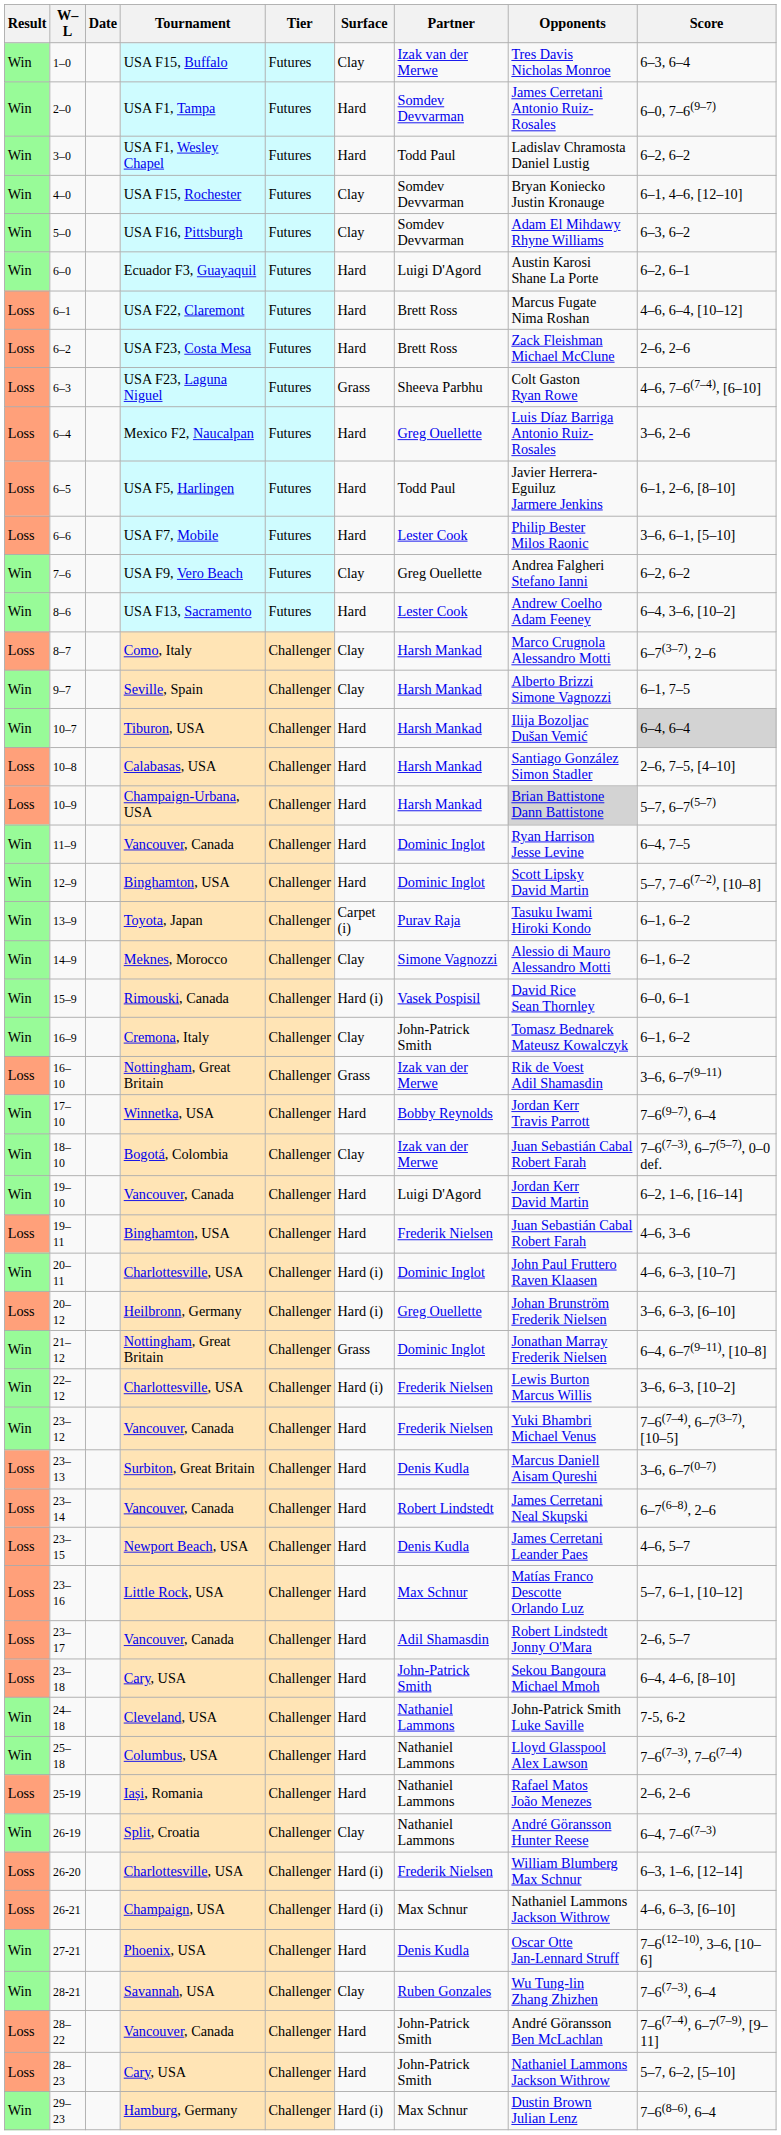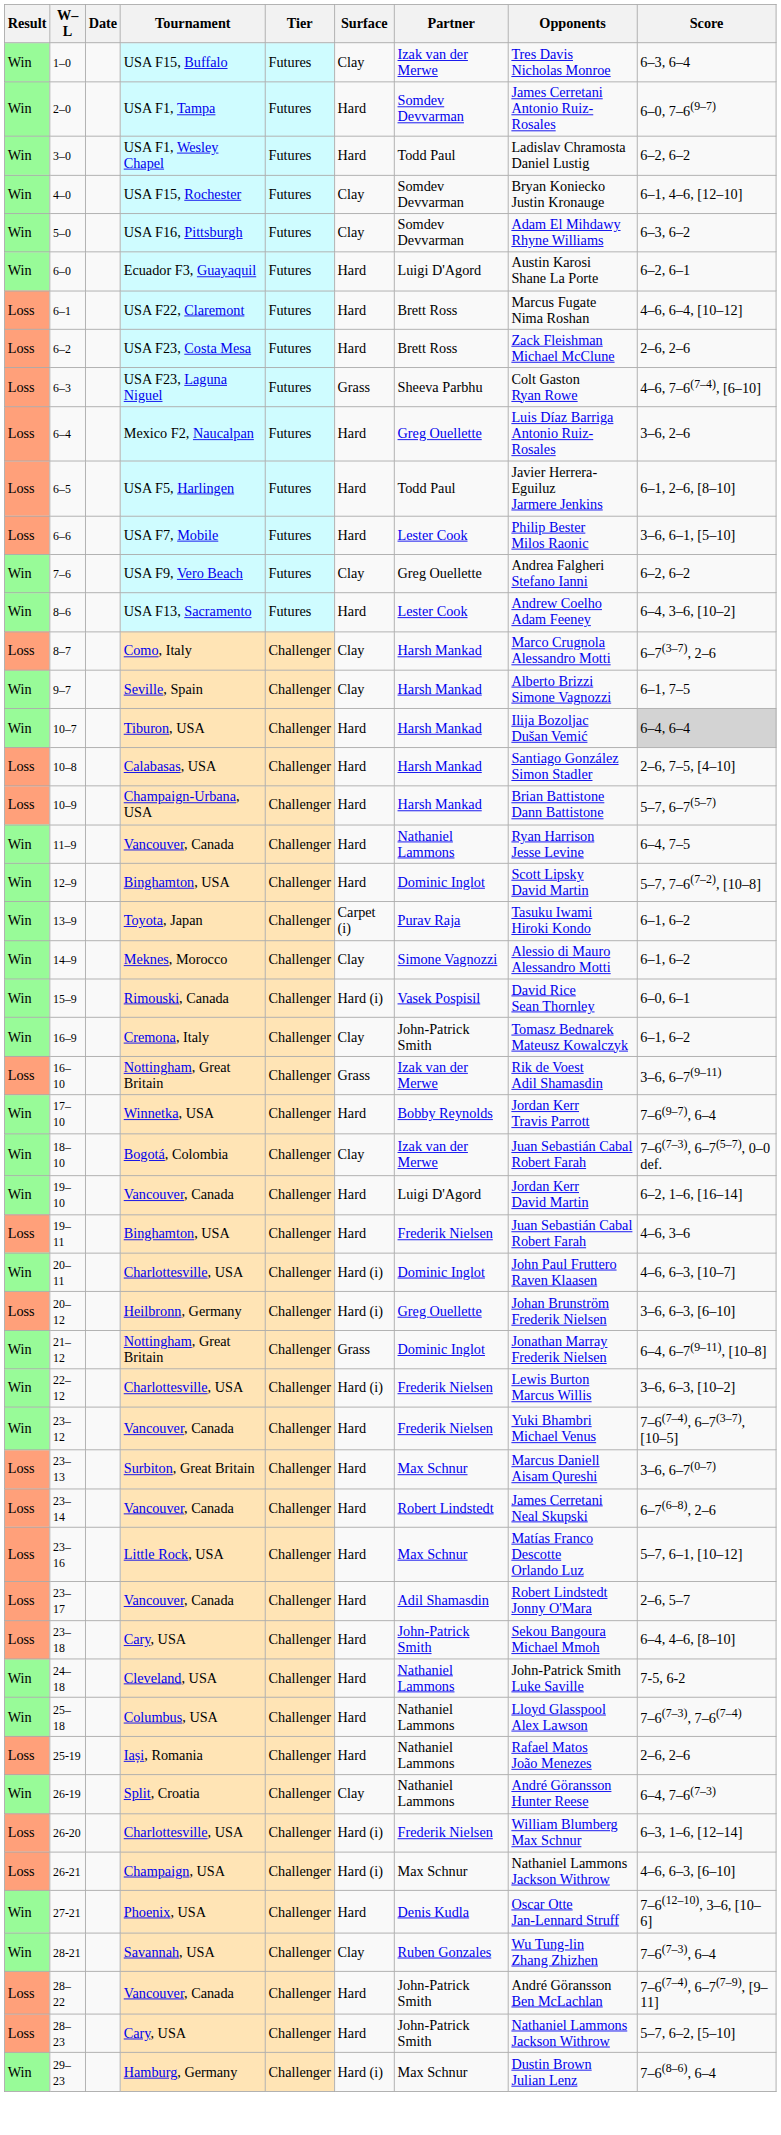(558, 805) lightgrey background -> (558, 805) no background
(441, 843) Dominic Inglot -> (426, 843) Nathaniel Lammons
(433, 1469) Denis Kudla -> (433, 1469) Max Schnur
- row: (62, 1547)
